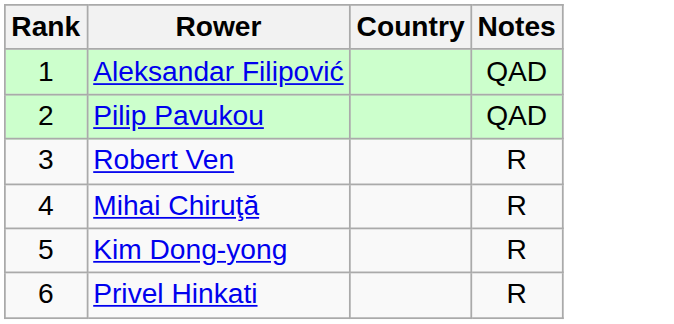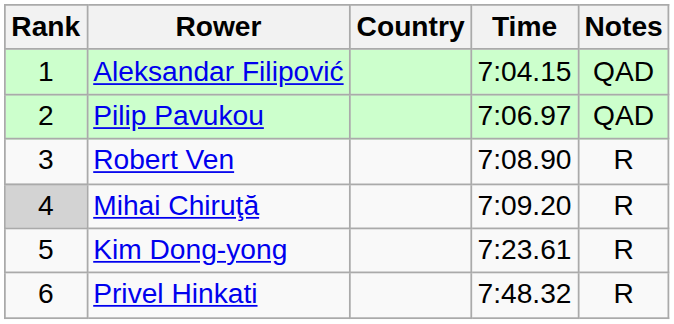+ column: (524, 26)
(46, 205) no background -> (46, 205) lightgrey background
